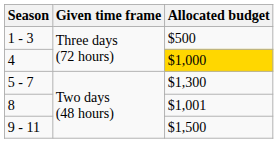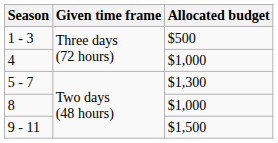(187, 60) gold background -> (187, 60) no background
(187, 104) $1,001 -> (187, 104) $1,000
